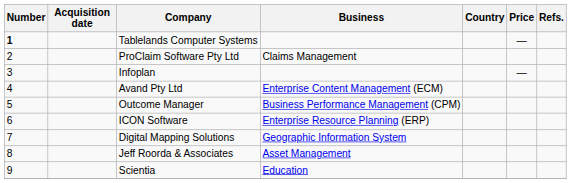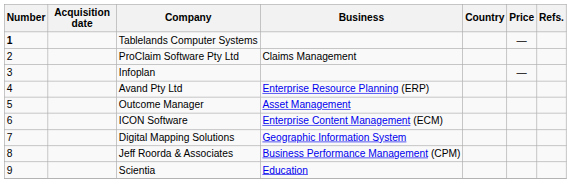(353, 89) Enterprise Content Management (ECM) -> (346, 89) Enterprise Resource Planning (ERP)
(361, 105) Business Performance Management (CPM) -> (307, 105) Asset Management
(346, 121) Enterprise Resource Planning (ERP) -> (353, 121) Enterprise Content Management (ECM)
(307, 154) Asset Management -> (361, 154) Business Performance Management (CPM)
